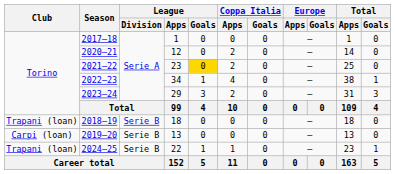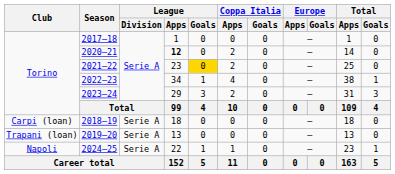(176, 53) normal -> (176, 53) bold
(42, 121) Trapani (loan) -> (42, 121) Carpi (loan)
(142, 121) Serie B -> (142, 121) Serie A
(42, 135) Carpi (loan) -> (42, 135) Trapani (loan)
(142, 135) Serie B -> (142, 135) Serie A
(42, 149) Trapani (loan) -> (42, 149) Napoli
(142, 149) Serie B -> (142, 149) Serie A
